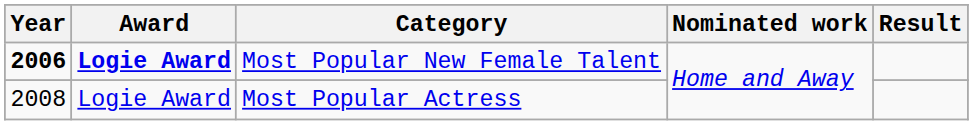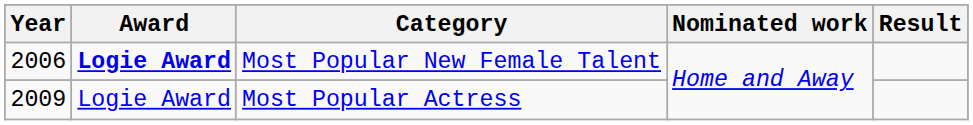(38, 62) bold -> (38, 62) normal
(38, 100) 2008 -> (38, 100) 2009
